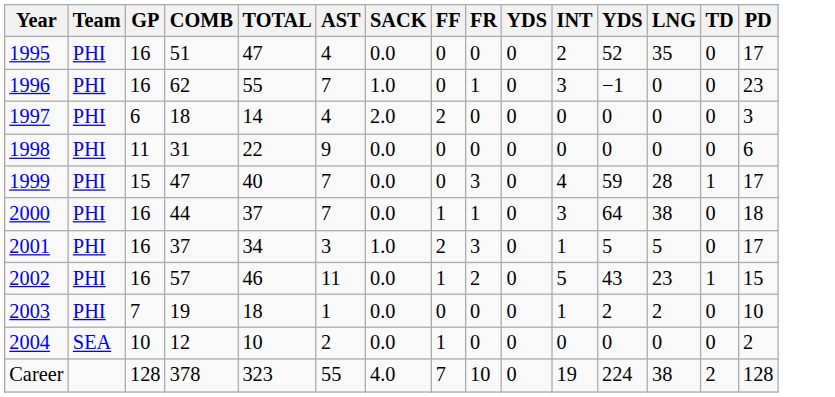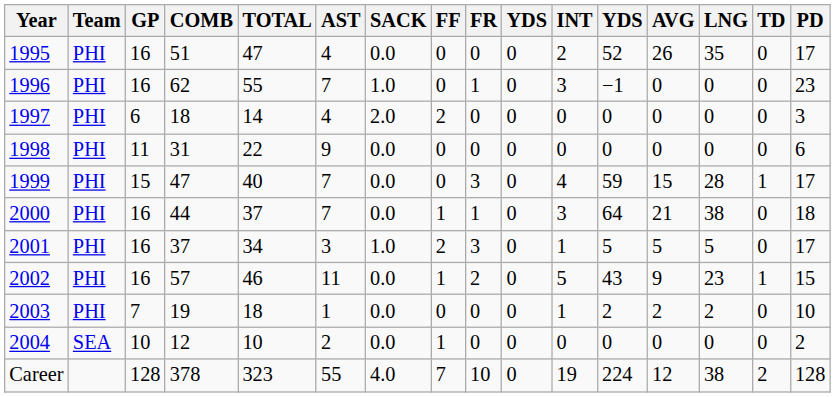+ column: (673, 20)
